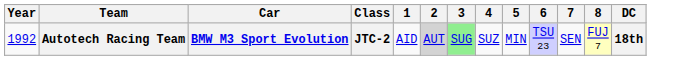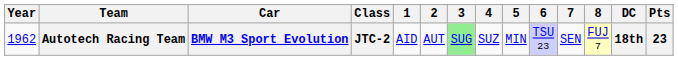+ column: (660, 14)
(22, 39) 1992 -> (22, 39) 1962
(434, 39) lightgrey background -> (434, 39) no background
